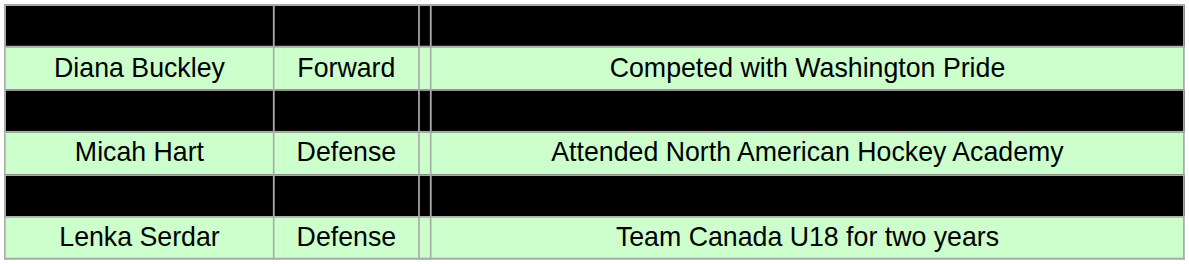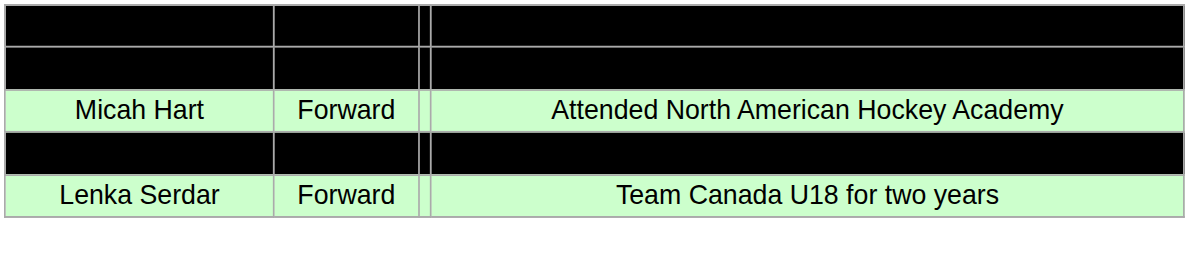- row: (139, 68)
(346, 152) Defense -> (346, 110) Forward
(346, 237) Defense -> (346, 195) Forward
